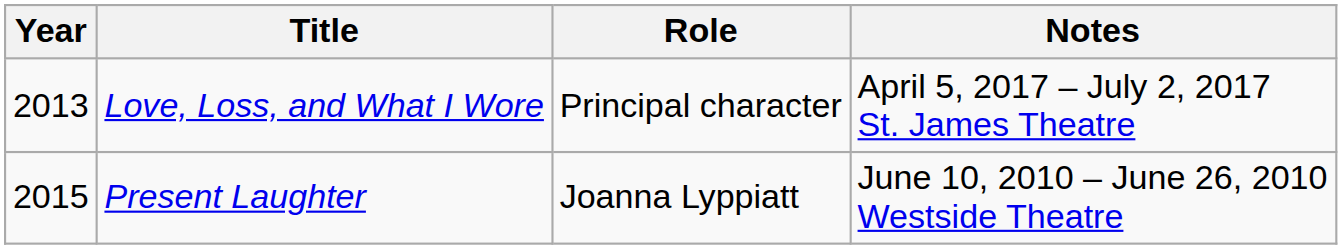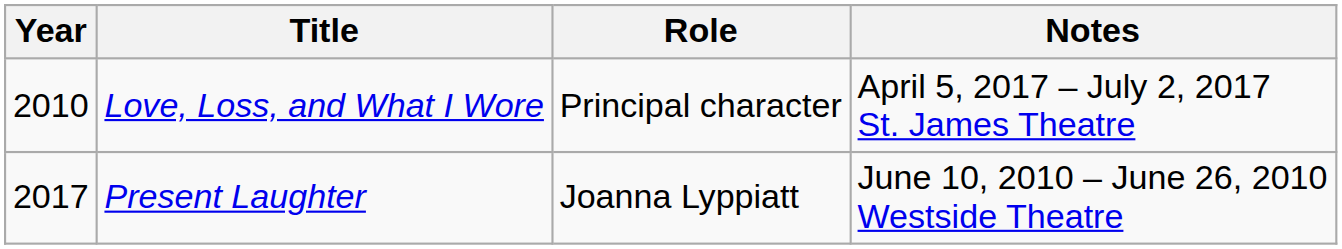(51, 104) 2013 -> (51, 104) 2010
(51, 197) 2015 -> (51, 197) 2017
